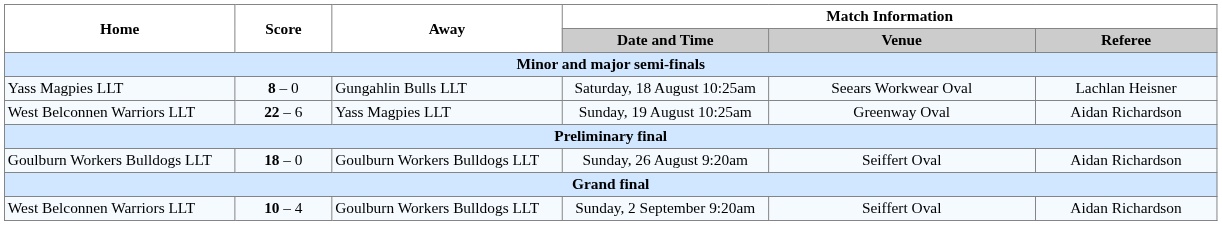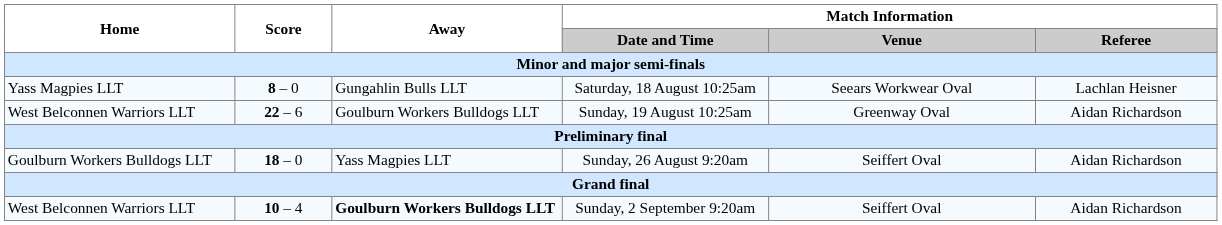(393, 112) Yass Magpies LLT -> (437, 112) Goulburn Workers Bulldogs LLT
(437, 160) Goulburn Workers Bulldogs LLT -> (393, 160) Yass Magpies LLT
(437, 208) normal -> (445, 208) bold
